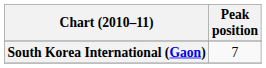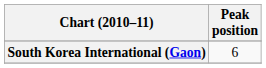(235, 52) 7 -> (235, 52) 6
